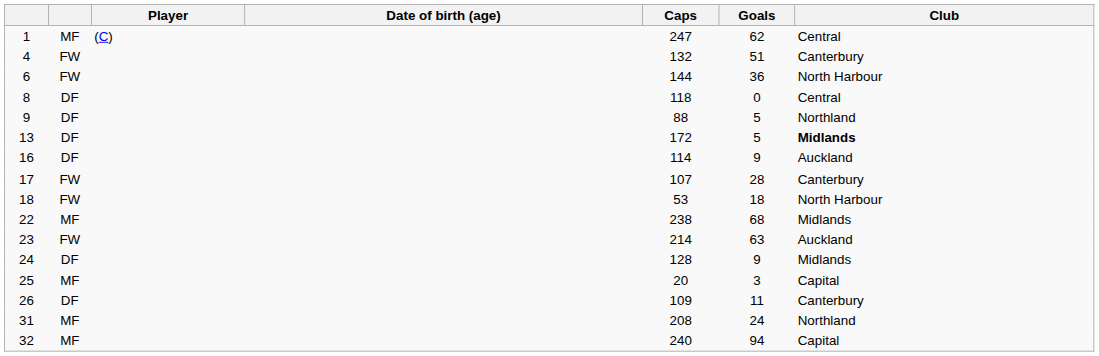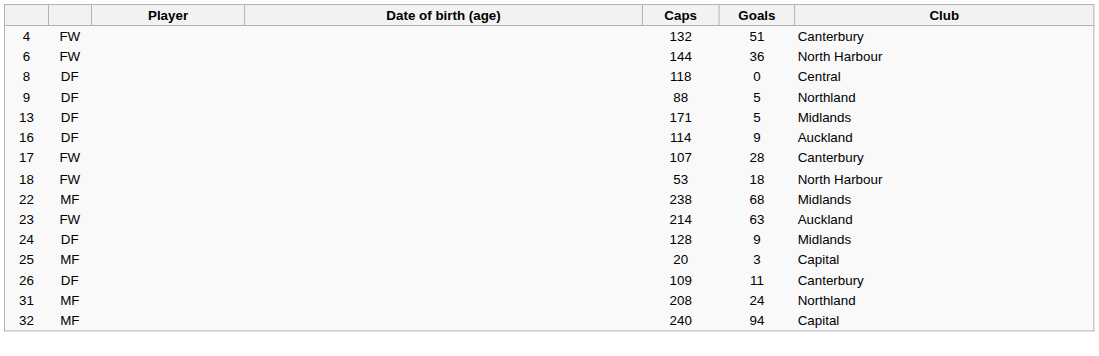- row: (26, 36)
(681, 138) 172 -> (681, 118) 171
(827, 138) bold -> (824, 118) normal
